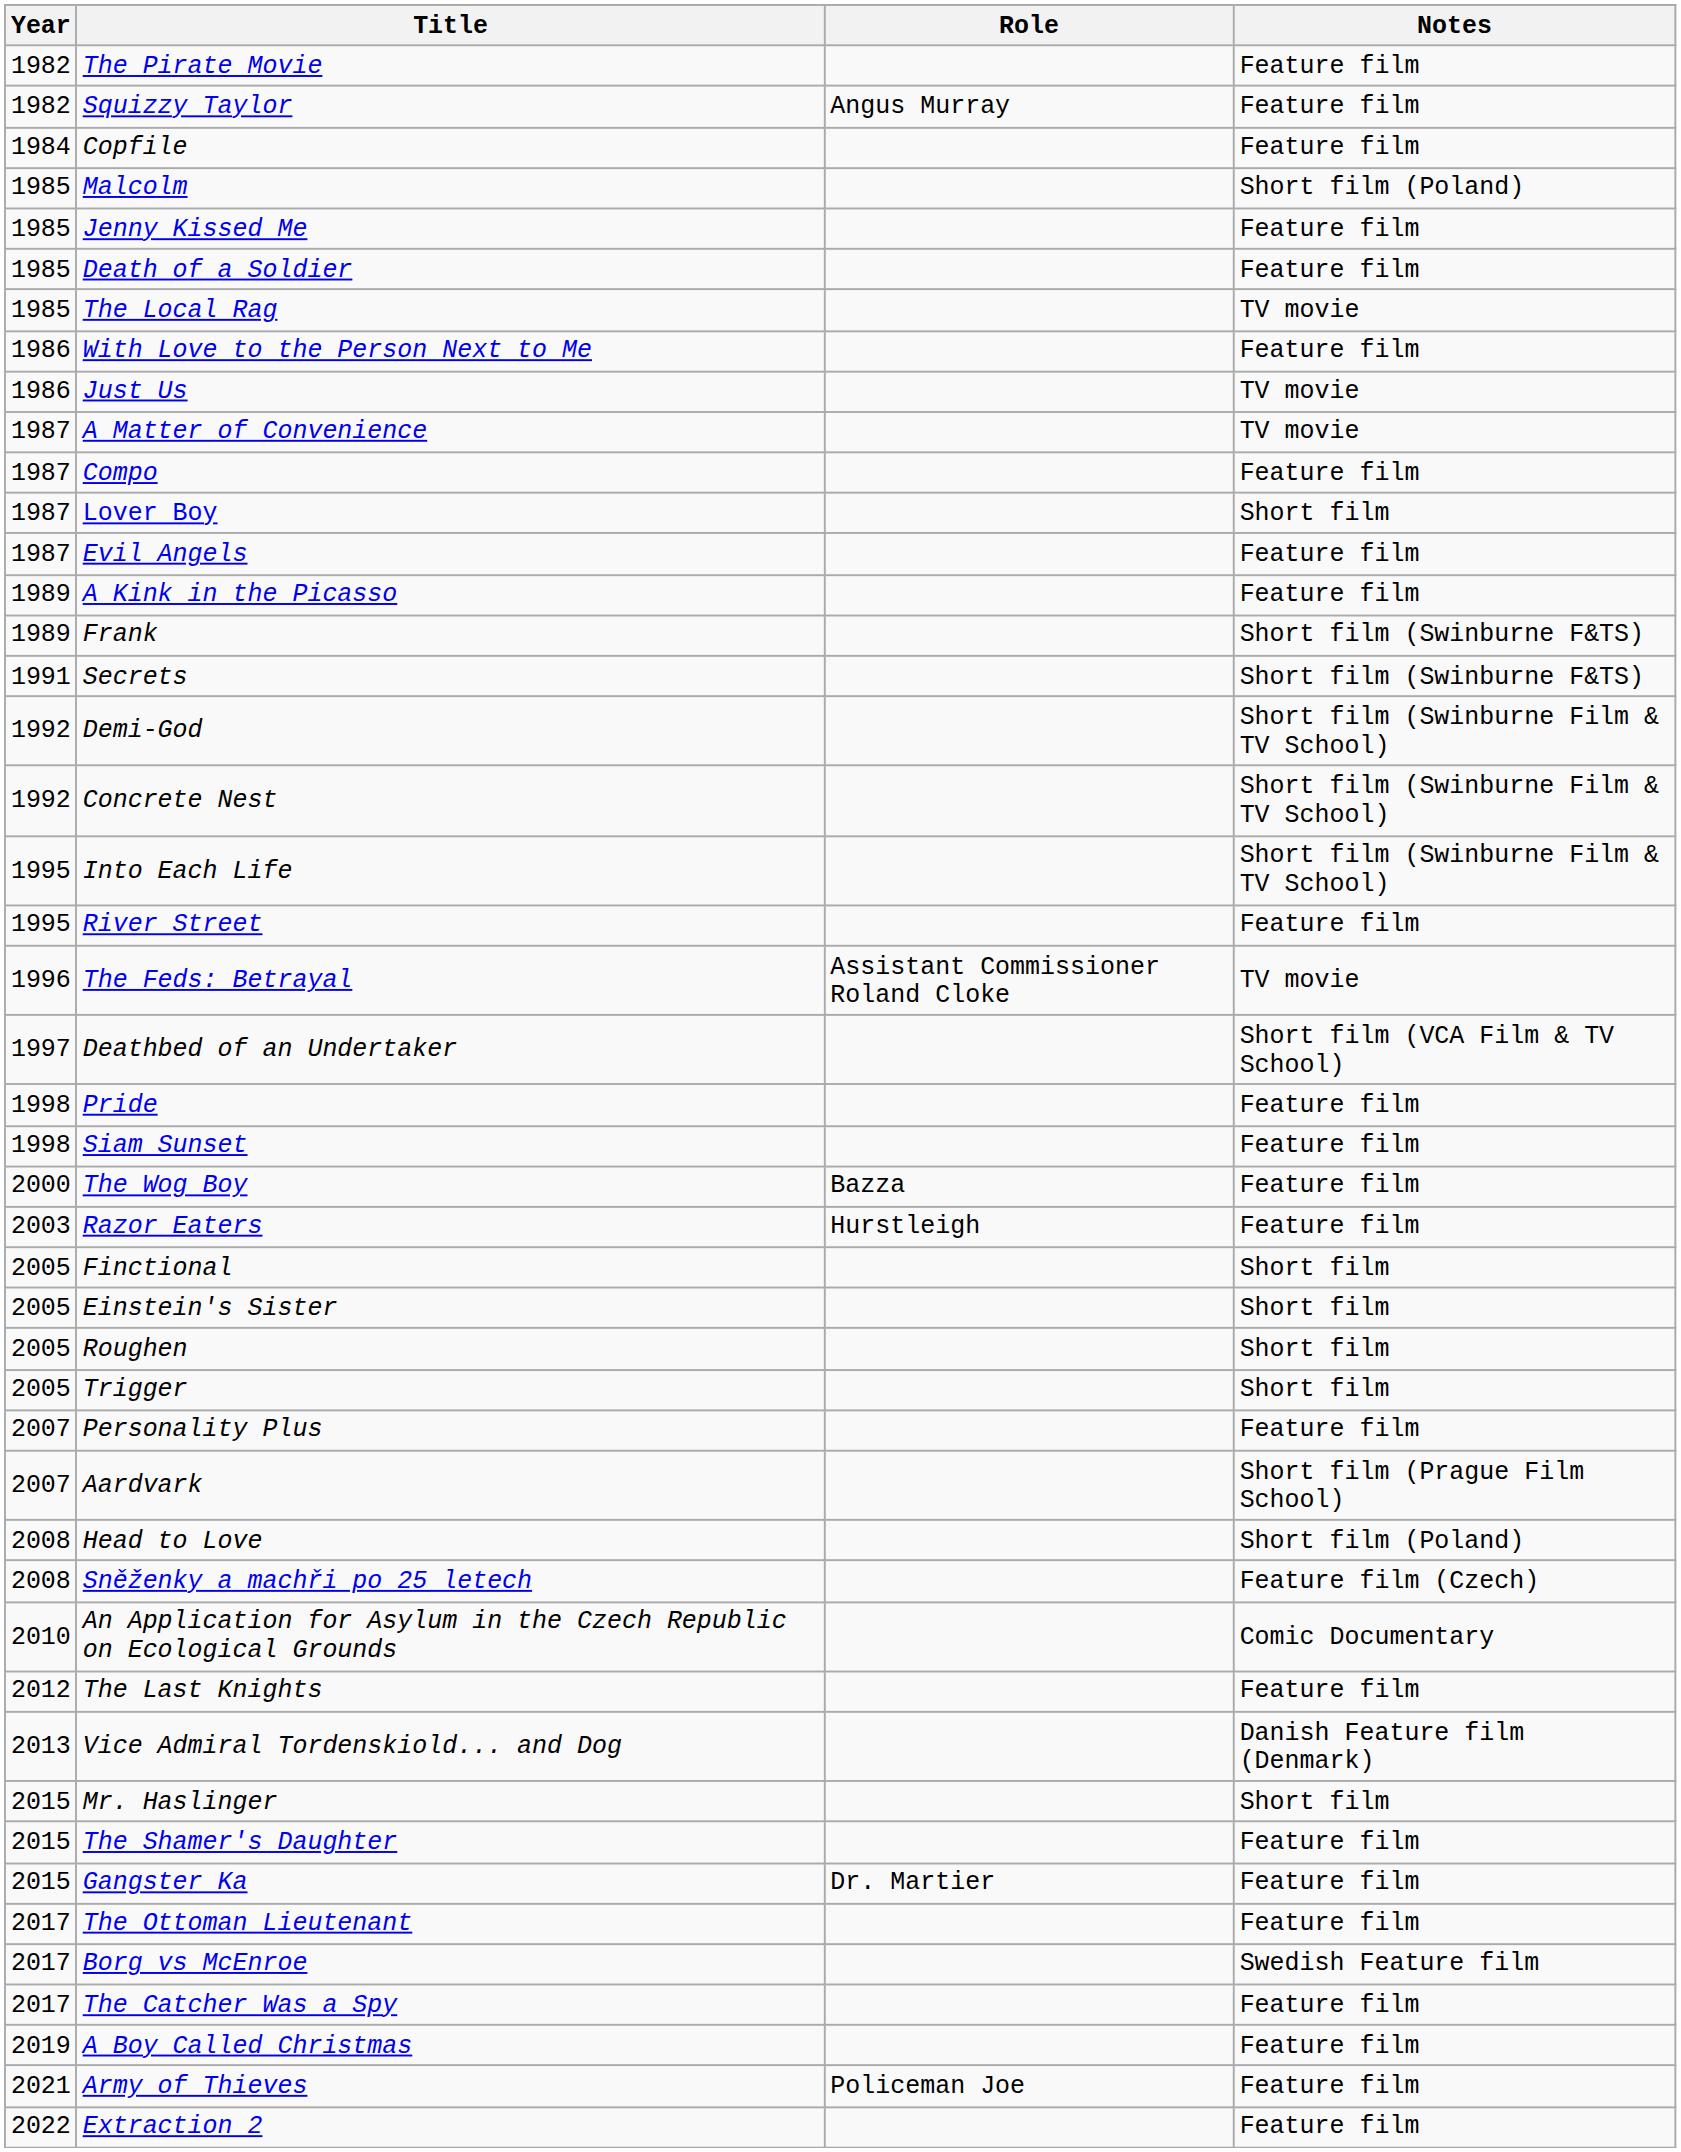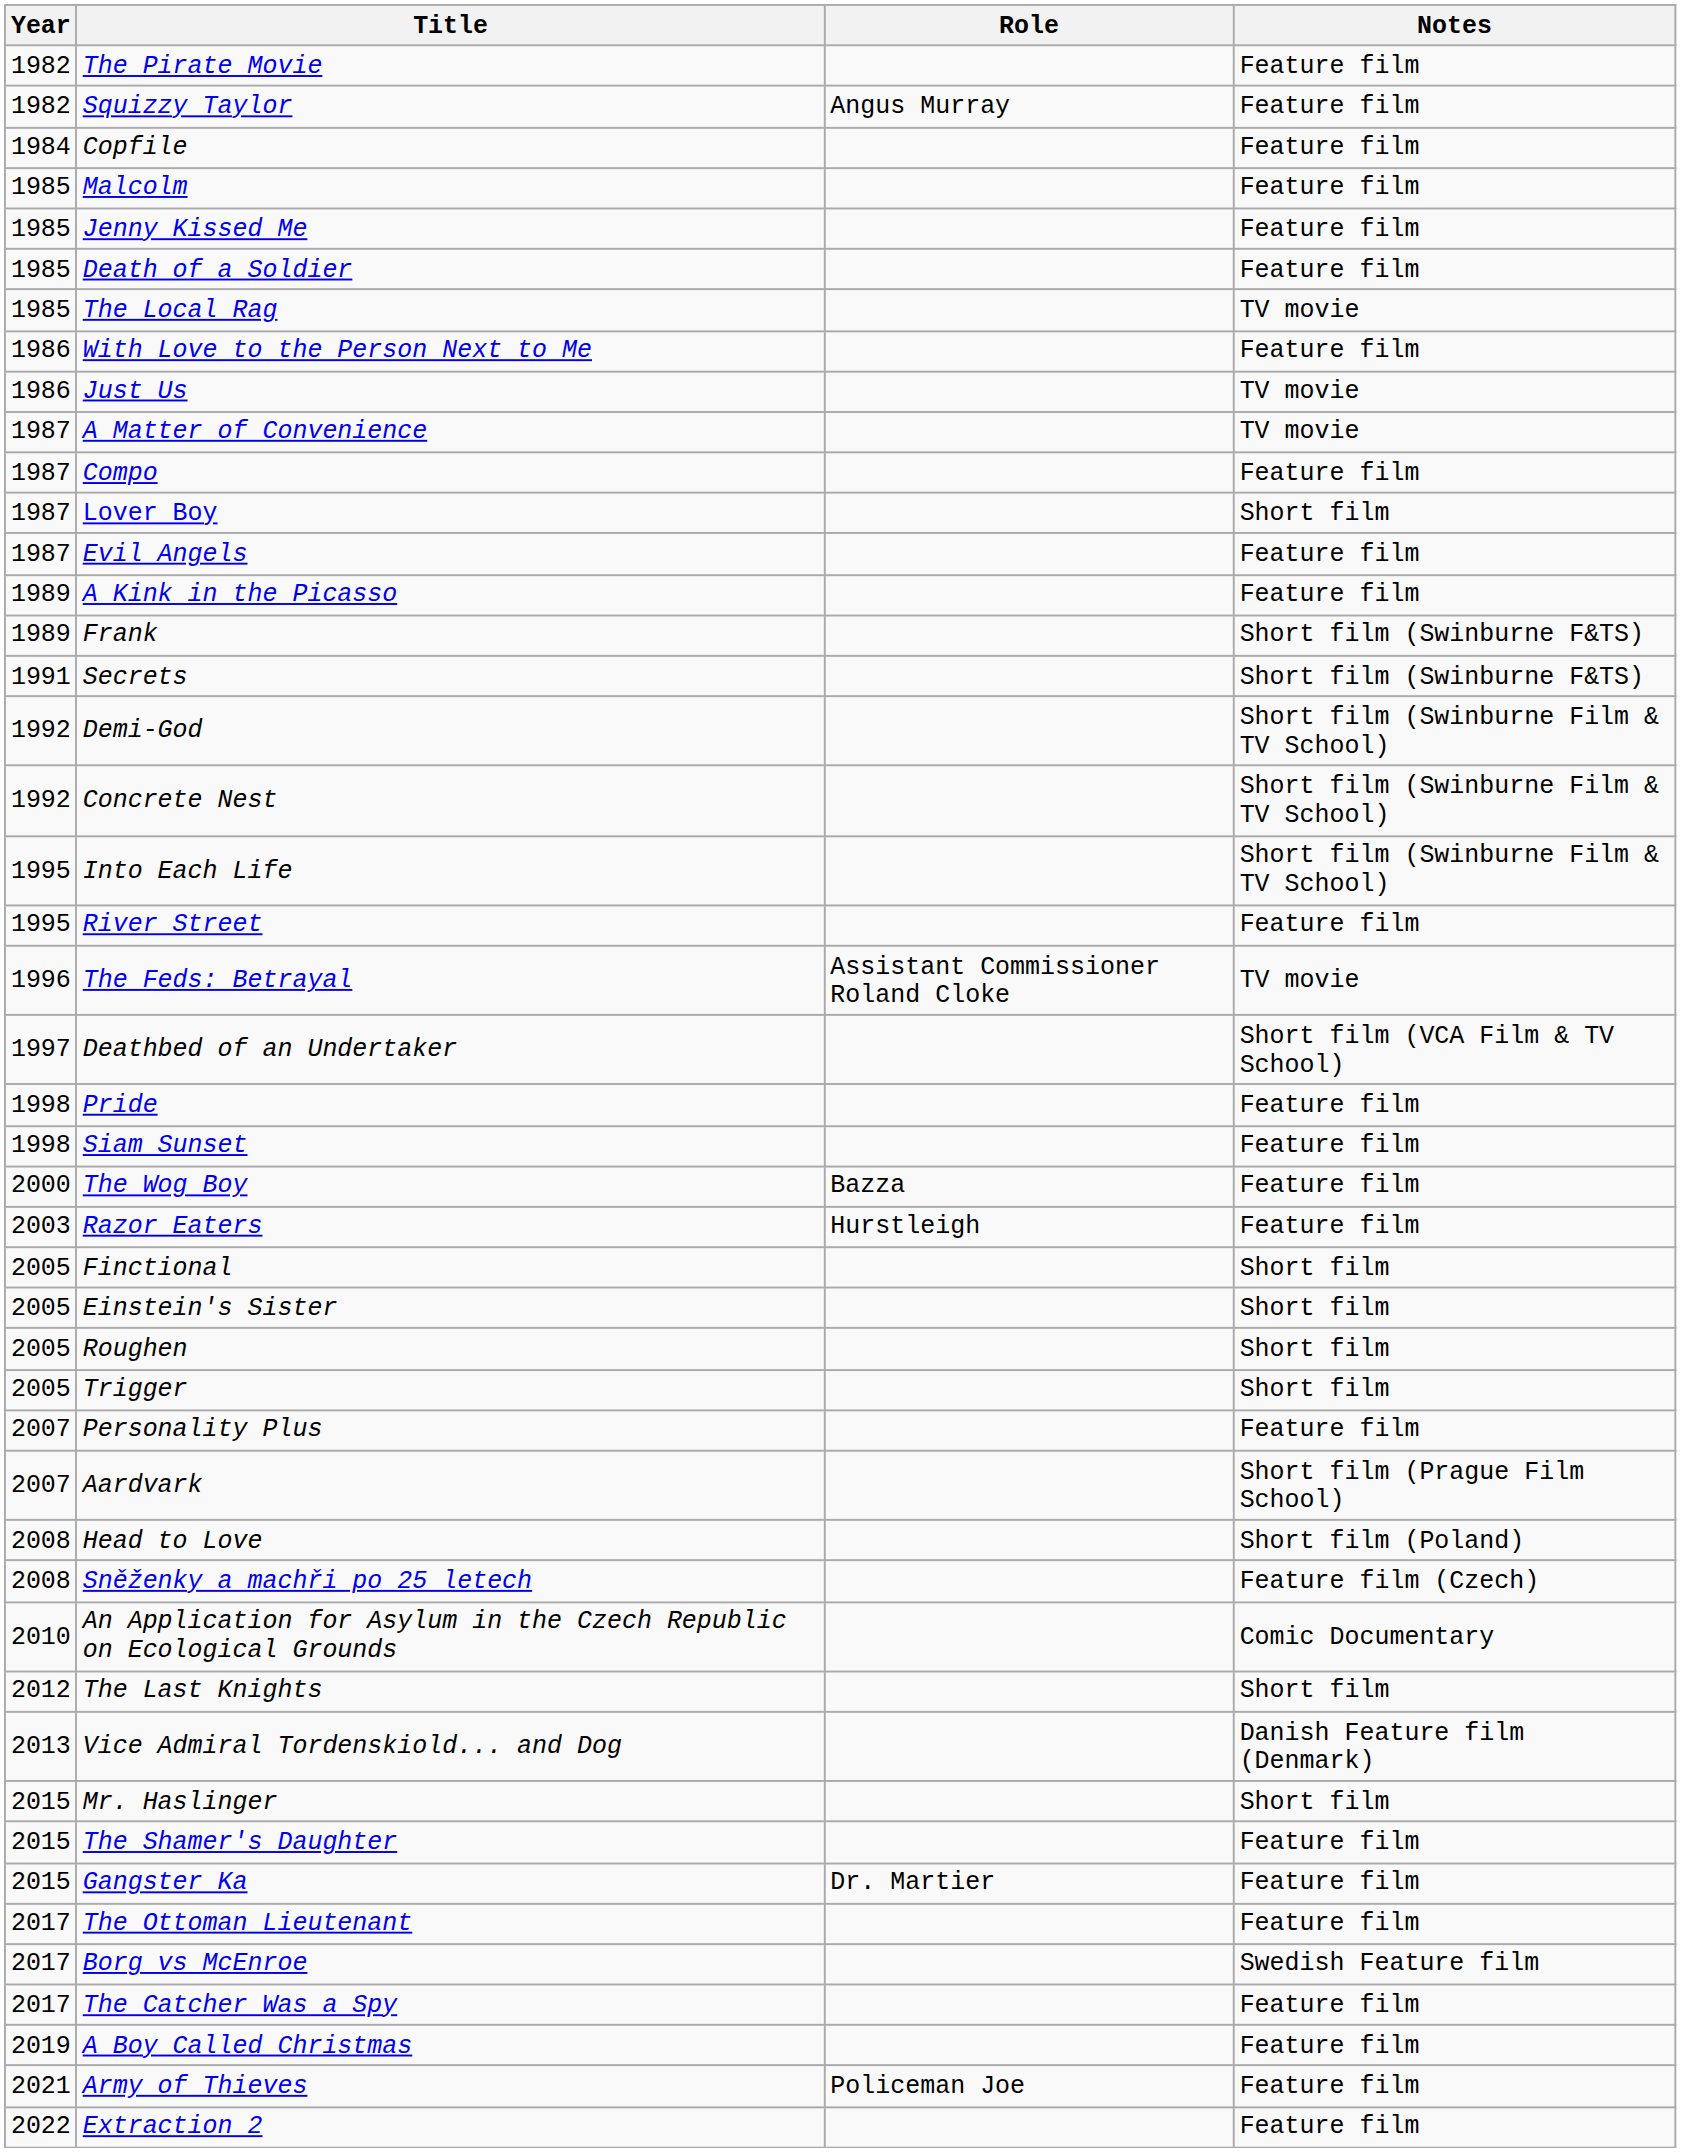(1382, 188) Short film (Poland) -> (1330, 188) Feature film
(1330, 1691) Feature film -> (1315, 1691) Short film
